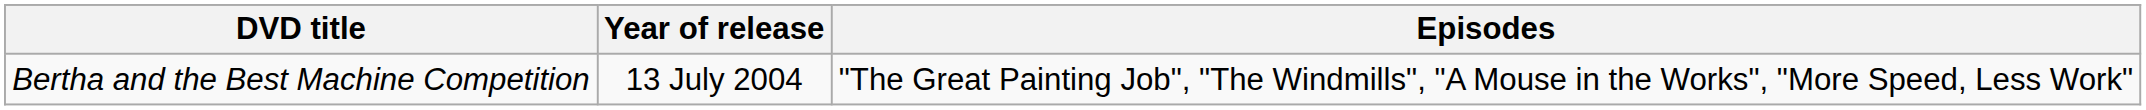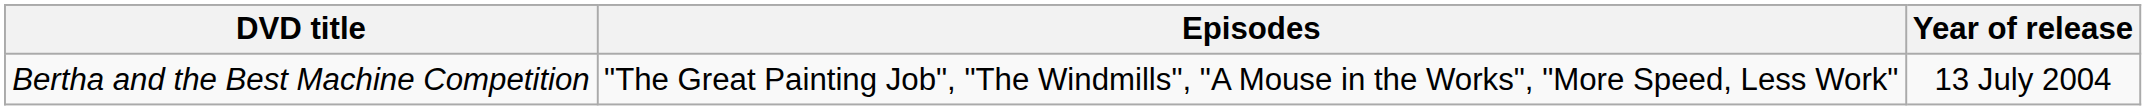columns swapped: (714, 29) <-> (1486, 29)
